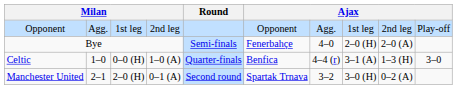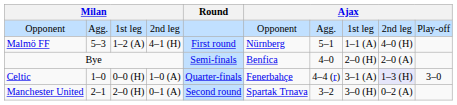+ row: (28, 44)
(270, 44) Fenerbahçe -> (262, 60) Benfica
(262, 60) Benfica -> (270, 76) Fenerbahçe
(397, 60) no background -> (397, 76) lavender background
